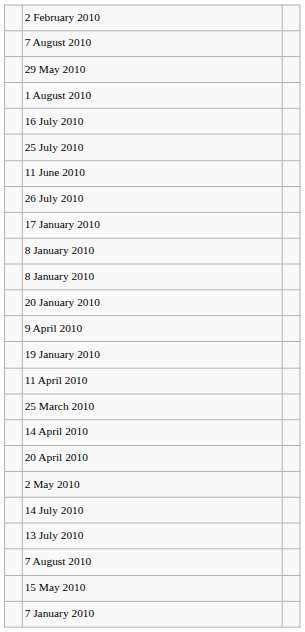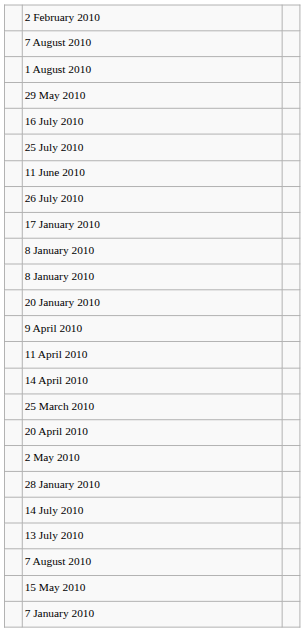rows swapped: (13, 96) <-> (13, 70)
- row: (13, 355)
rows swapped: (13, 433) <-> (13, 407)
+ row: (13, 484)
